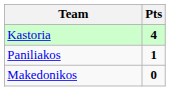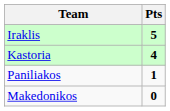+ row: (24, 34)
